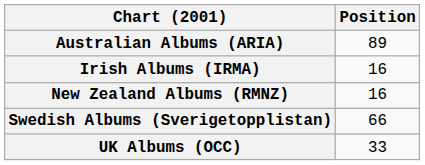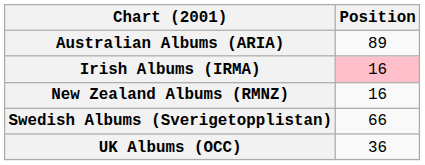(378, 69) no background -> (378, 69) pink background
(378, 147) 33 -> (378, 147) 36
